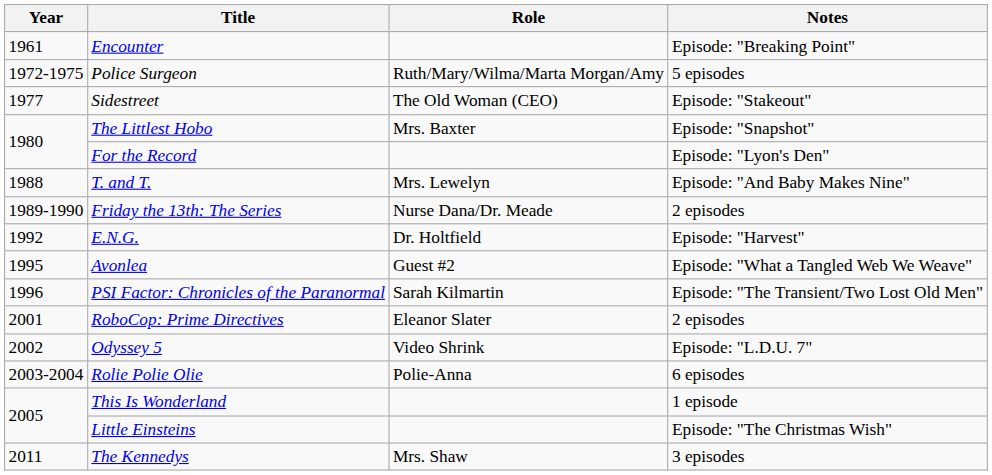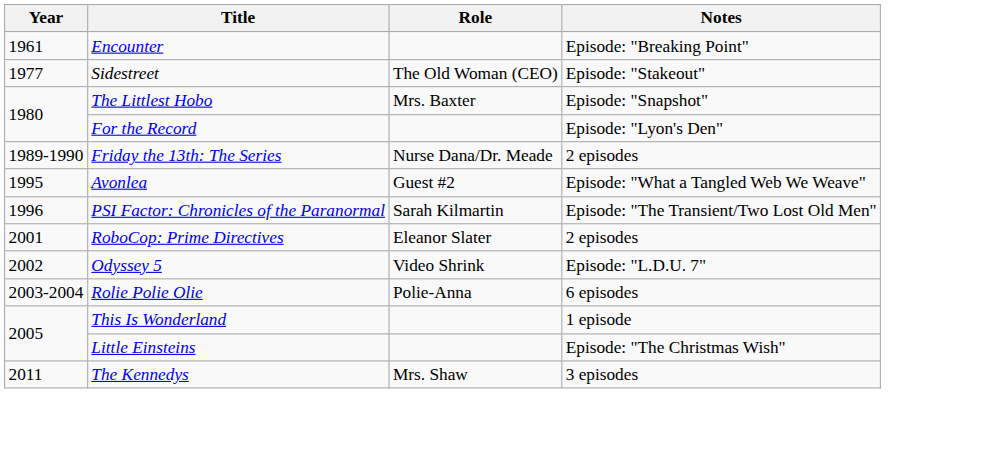- row: (144, 73)
- row: (121, 182)
- row: (115, 237)
